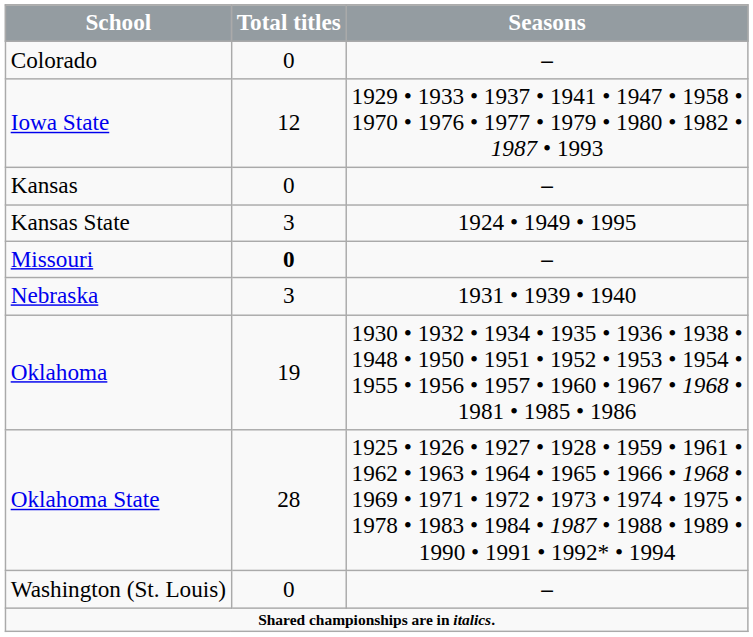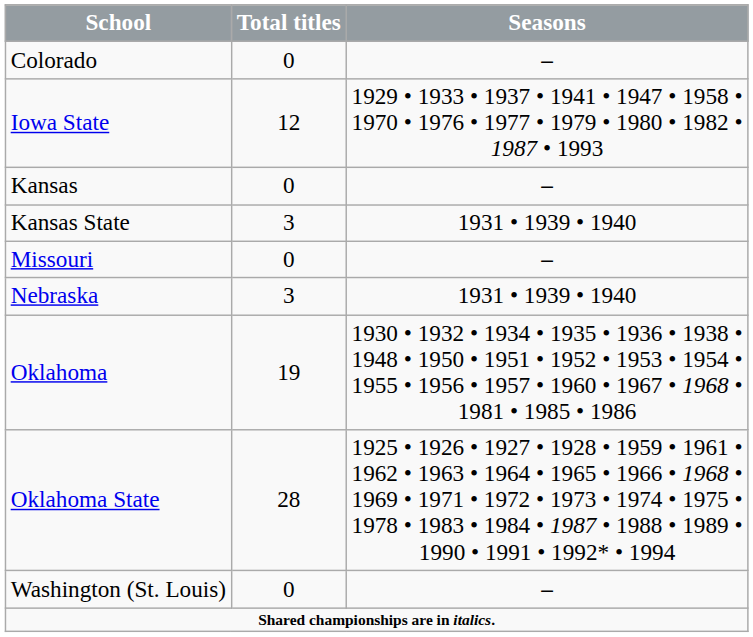(547, 222) 1924 • 1949 • 1995 -> (547, 222) 1931 • 1939 • 1940
(289, 259) bold -> (289, 259) normal
